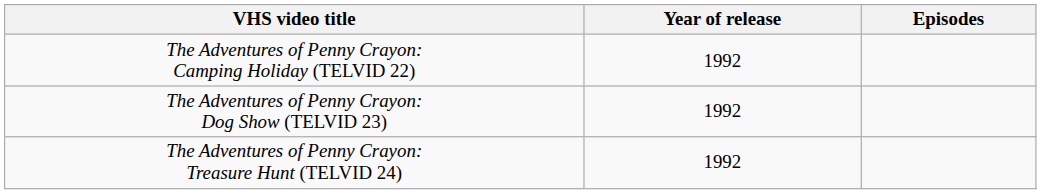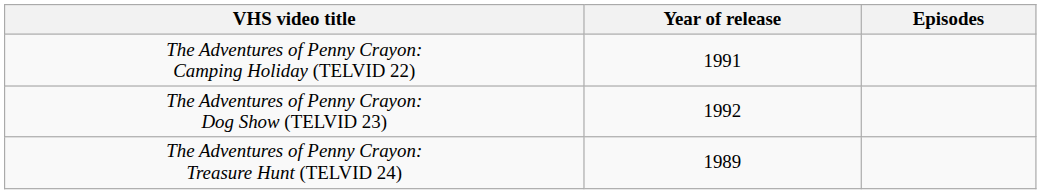(722, 60) 1992 -> (722, 60) 1991
(722, 162) 1992 -> (722, 162) 1989
